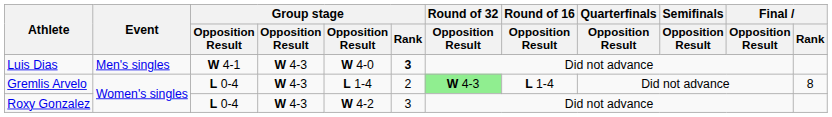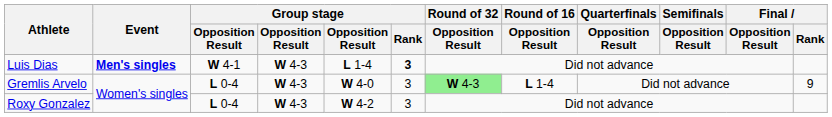(133, 65) normal -> (136, 65) bold
(358, 65) W 4-0 -> (358, 65) L 1-4
(358, 84) L 1-4 -> (358, 84) W 4-0
(408, 84) 2 -> (408, 84) 3
(810, 84) 8 -> (810, 84) 9
